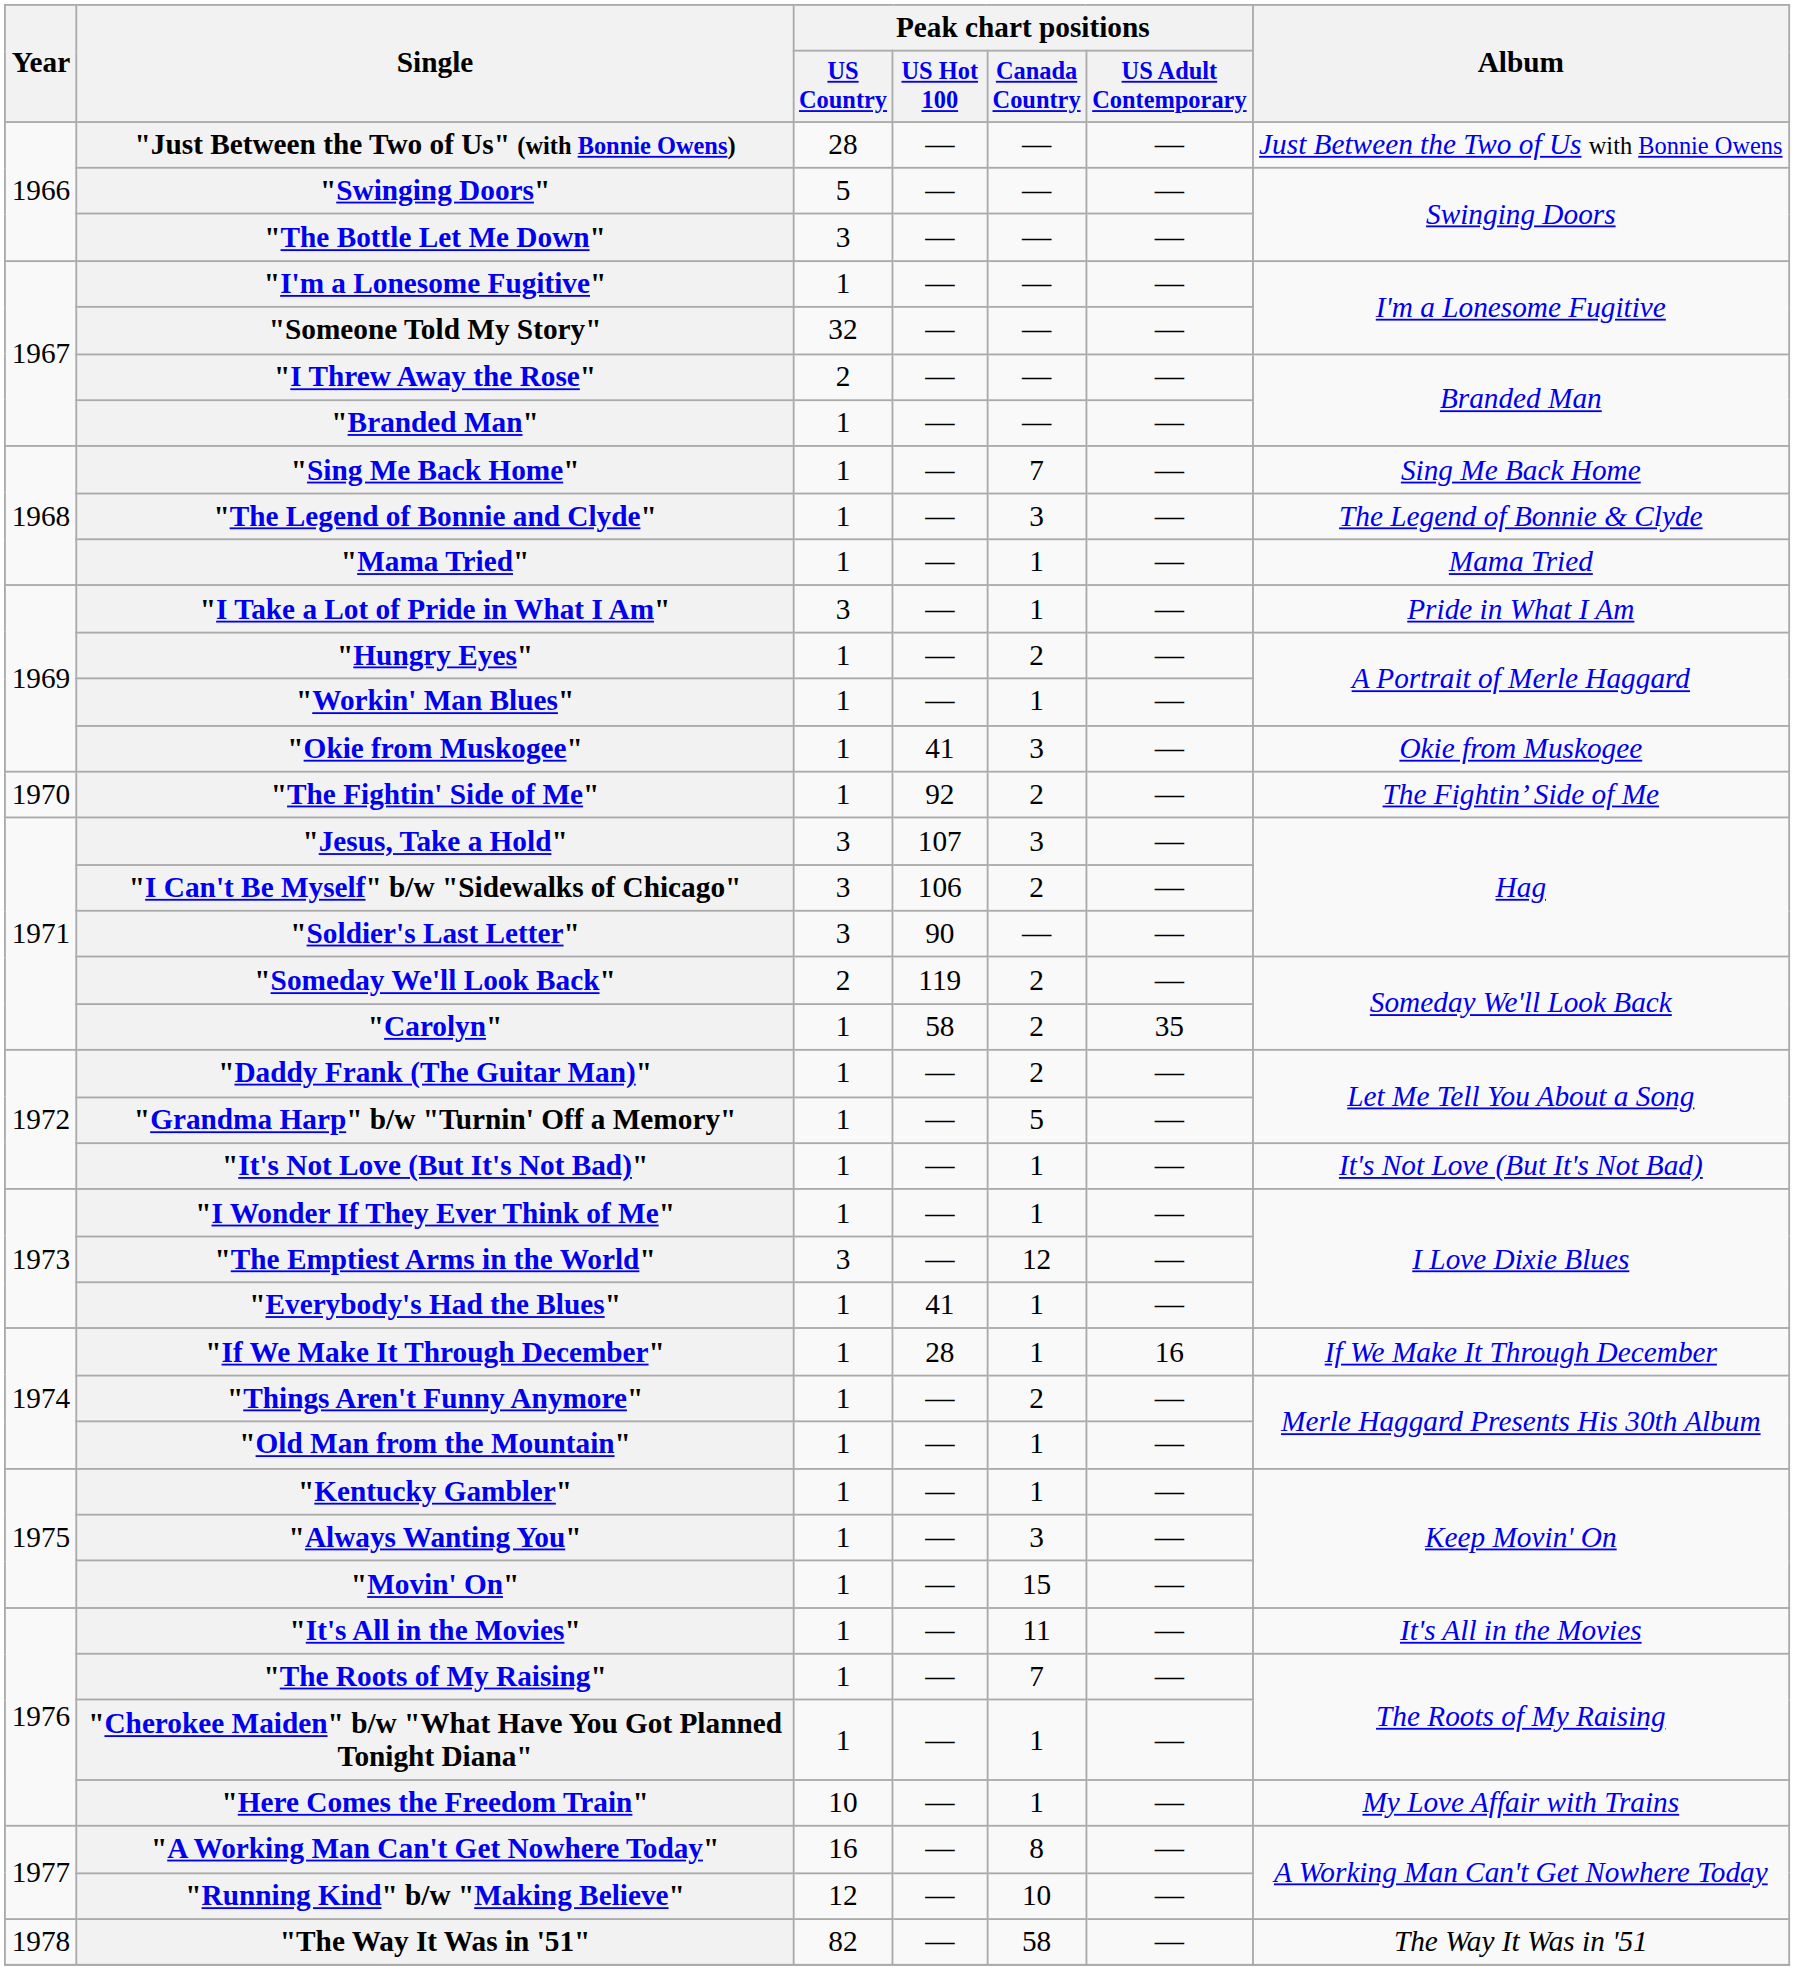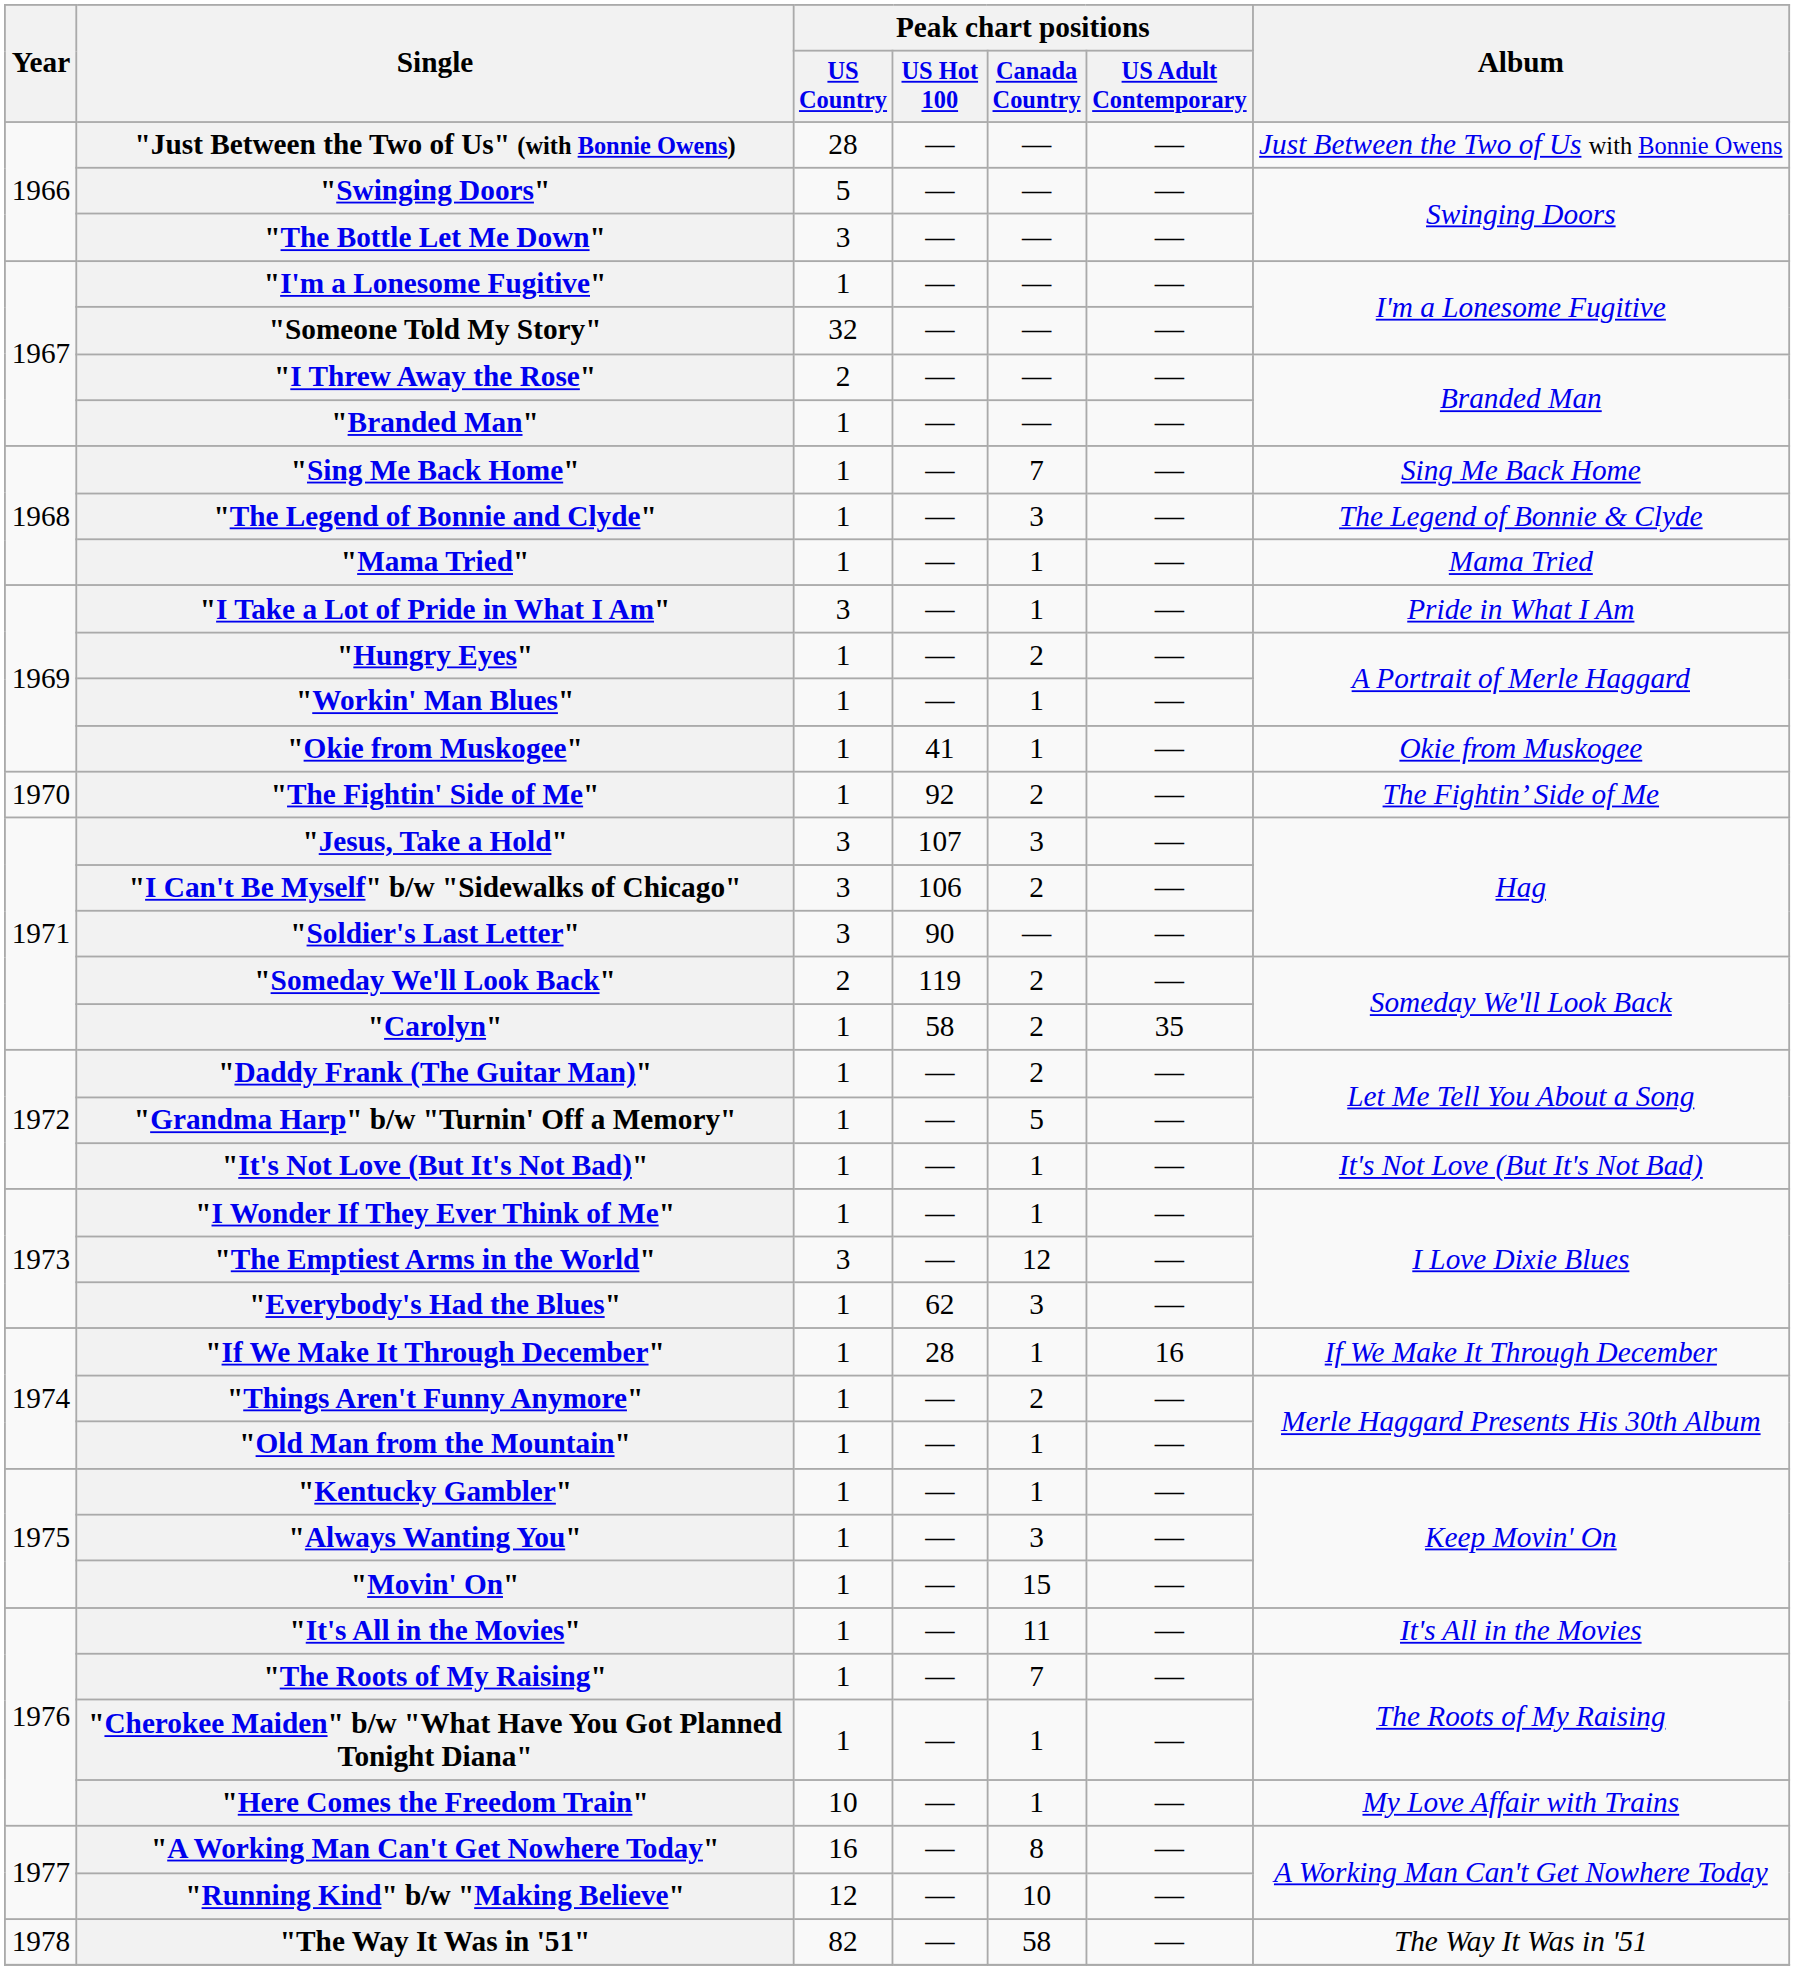(1037, 747) 3 -> (1037, 747) 1
(940, 1305) 41 -> (940, 1305) 62
(1037, 1305) 1 -> (1037, 1305) 3
